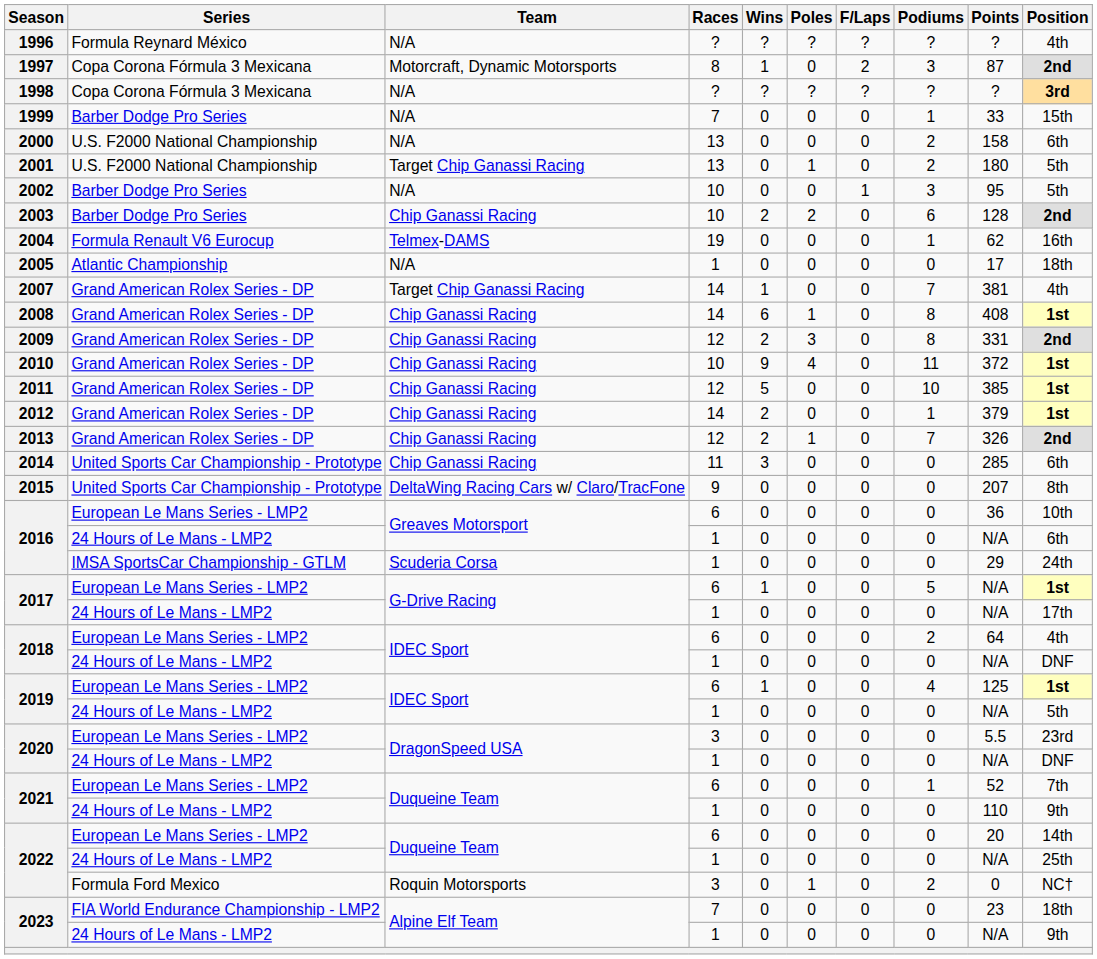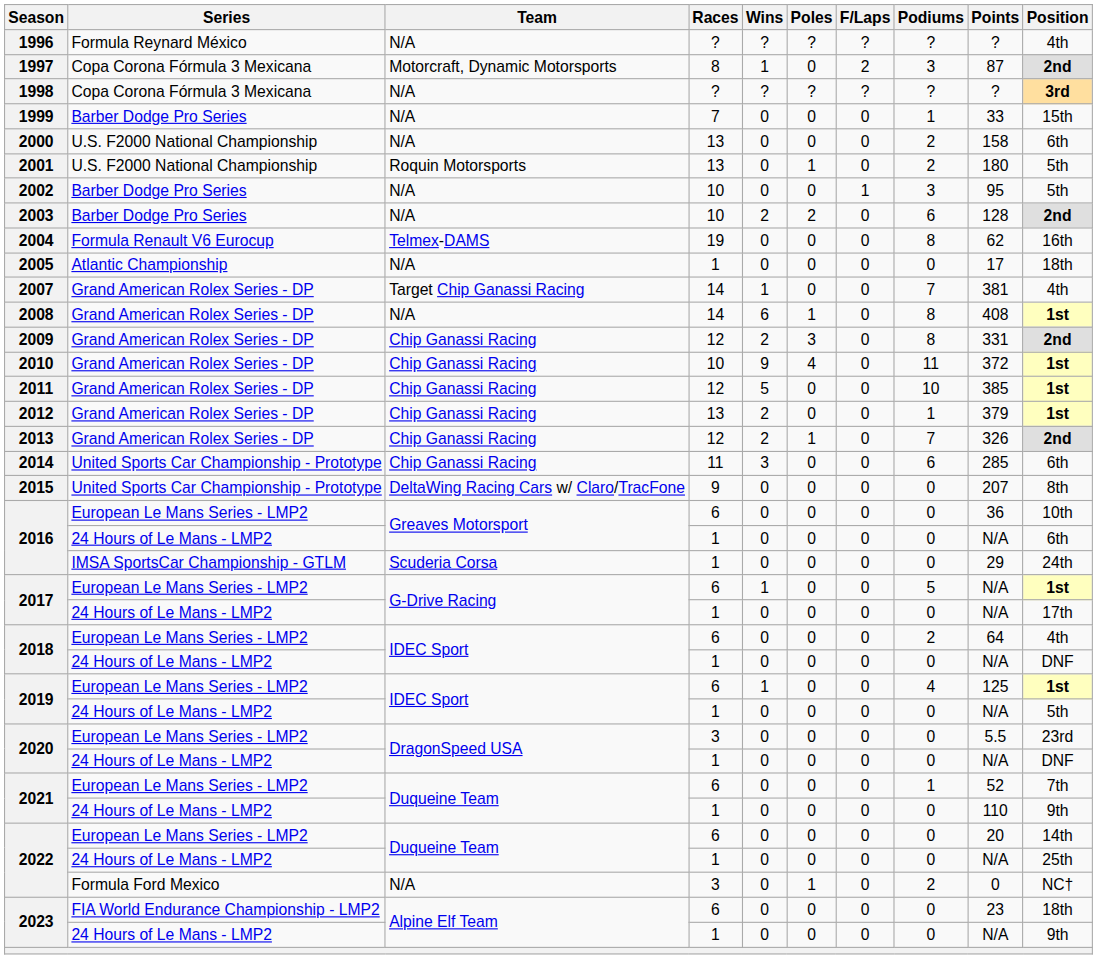(487, 166) Target Chip Ganassi Racing -> (458, 166) Roquin Motorsports
(463, 216) Chip Ganassi Racing -> (402, 216) N/A
(931, 241) 1 -> (931, 241) 8
(463, 315) Chip Ganassi Racing -> (402, 315) N/A
(715, 414) 14 -> (715, 414) 13
(931, 464) 0 -> (931, 464) 6
(458, 885) Roquin Motorsports -> (402, 885) N/A
(715, 910) 7 -> (715, 910) 6
